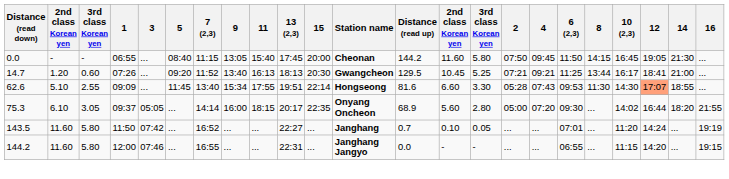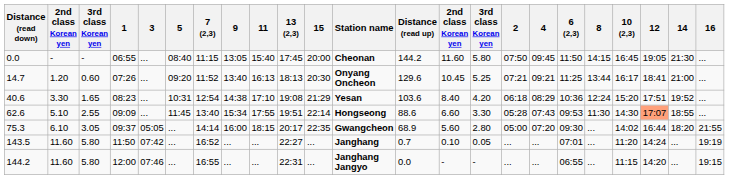(364, 73) Gwangcheon -> (355, 78) Onyang Oncheon
(410, 73) 129.5 -> (410, 78) 129.6
+ row: (16, 98)
(407, 88) 81.6 -> (407, 113) 88.6
(355, 108) Onyang Oncheon -> (364, 128) Gwangcheon
